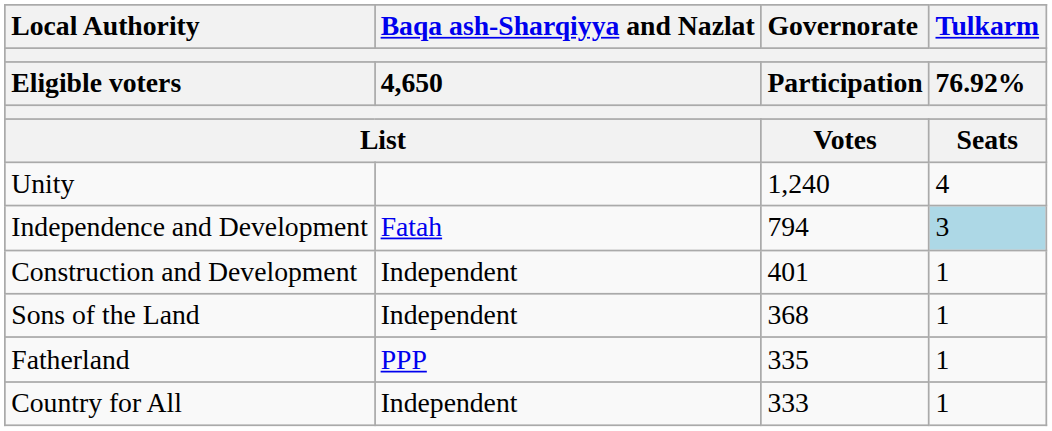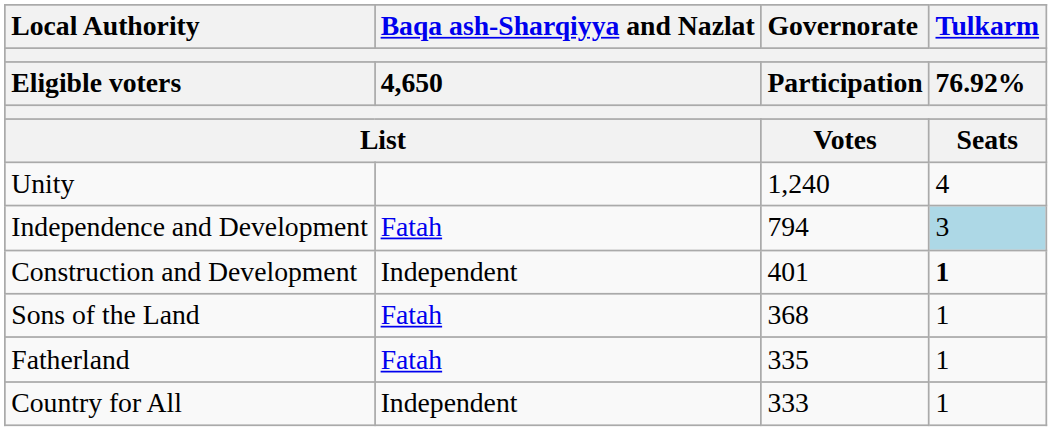(942, 271) normal -> (942, 271) bold
(449, 315) Independent -> (411, 315) Fatah
(404, 359) PPP -> (411, 359) Fatah
